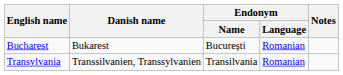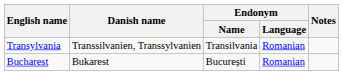rows swapped: (28, 45) <-> (34, 62)
